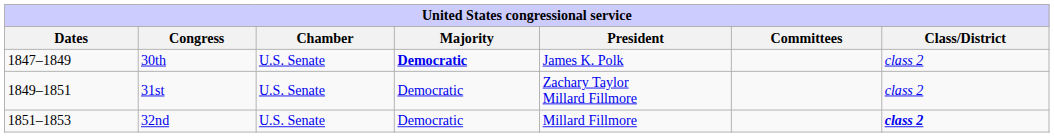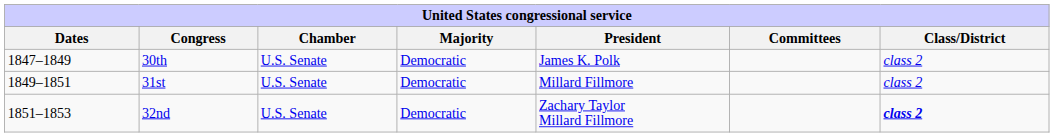(432, 60) bold -> (433, 60) normal
(590, 90) Zachary Taylor Millard Fillmore -> (586, 82) Millard Fillmore
(590, 120) Millard Fillmore -> (586, 112) Zachary Taylor Millard Fillmore
